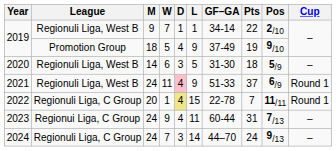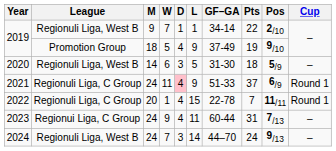(87, 83) Regionuli Liga, West B -> (87, 83) Regionuli Liga, C Group
(181, 101) khaki background -> (181, 101) no background
(87, 137) Regionuli Liga, C Group -> (87, 137) Regionuli Liga, West B
